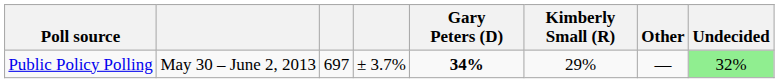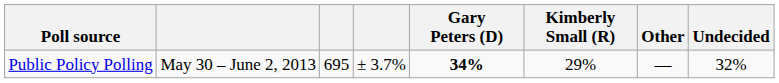(336, 63) 697 -> (336, 63) 695
(731, 63) lightgreen background -> (731, 63) no background
